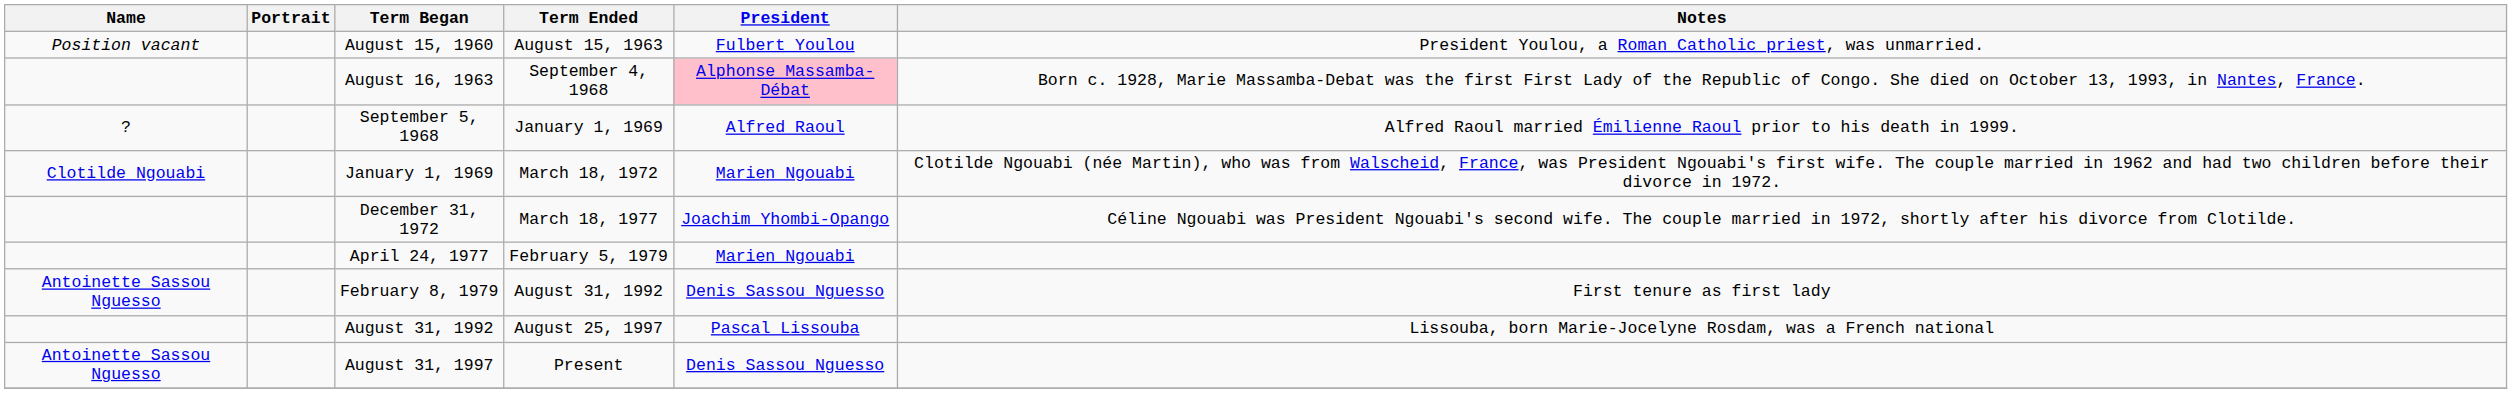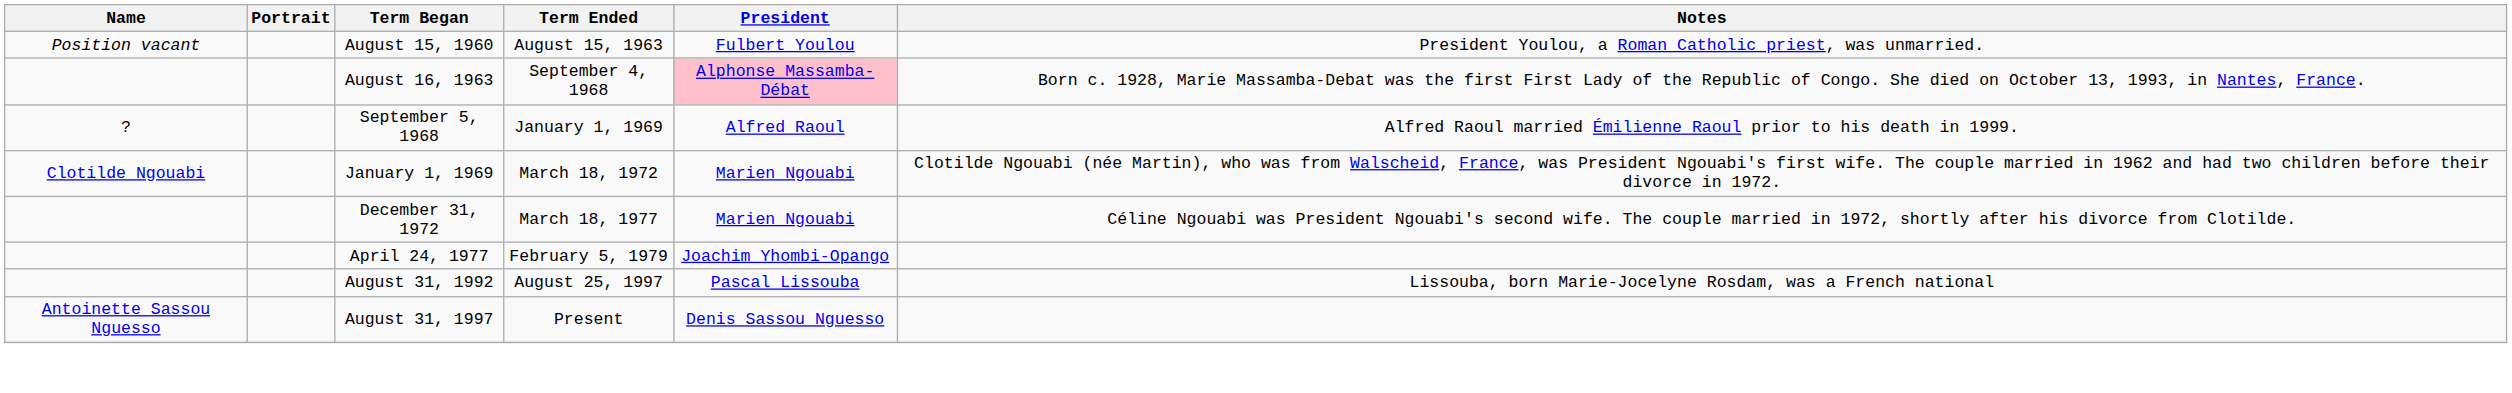(785, 219) Joachim Yhombi-Opango -> (785, 219) Marien Ngouabi
(785, 256) Marien Ngouabi -> (785, 256) Joachim Yhombi-Opango
- row: (419, 292)
